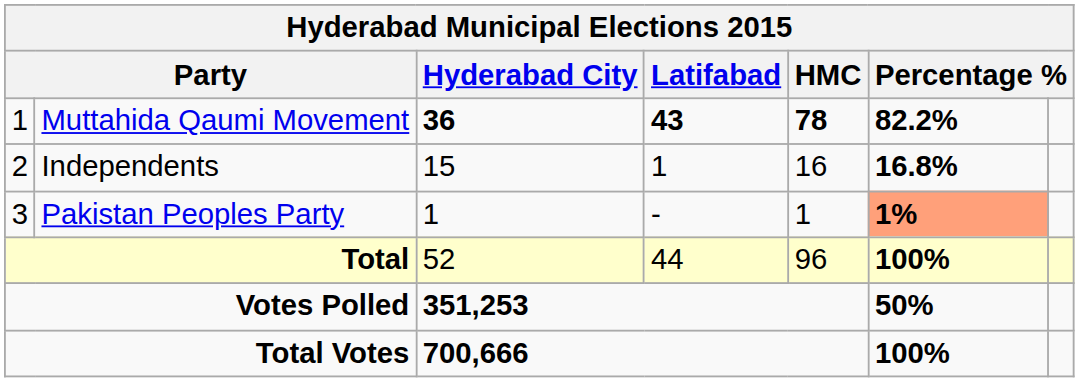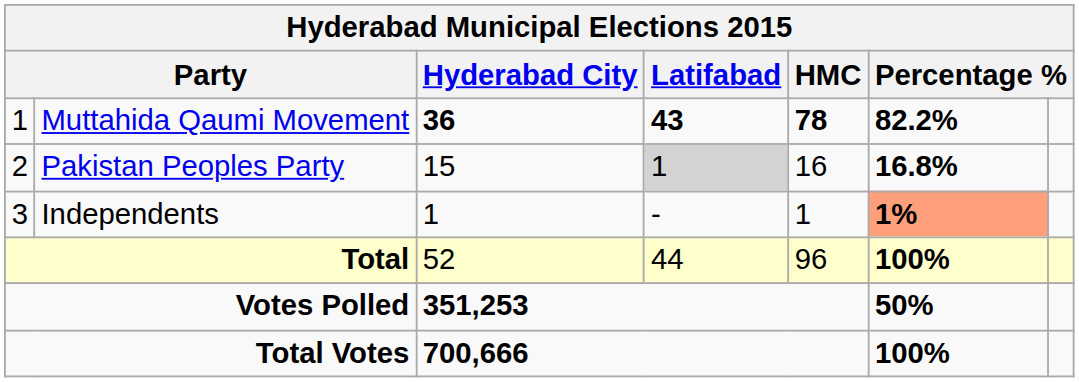(130, 167) Independents -> (193, 167) Pakistan Peoples Party
(659, 167) no background -> (659, 167) lightgrey background
(193, 213) Pakistan Peoples Party -> (130, 213) Independents
